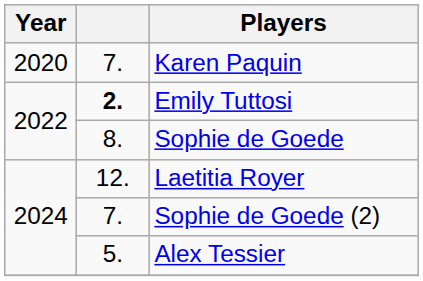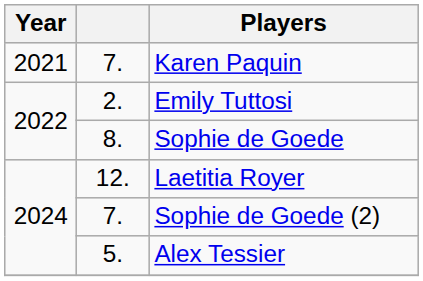(41, 62) 2020 -> (41, 62) 2021
(113, 100) bold -> (113, 100) normal
